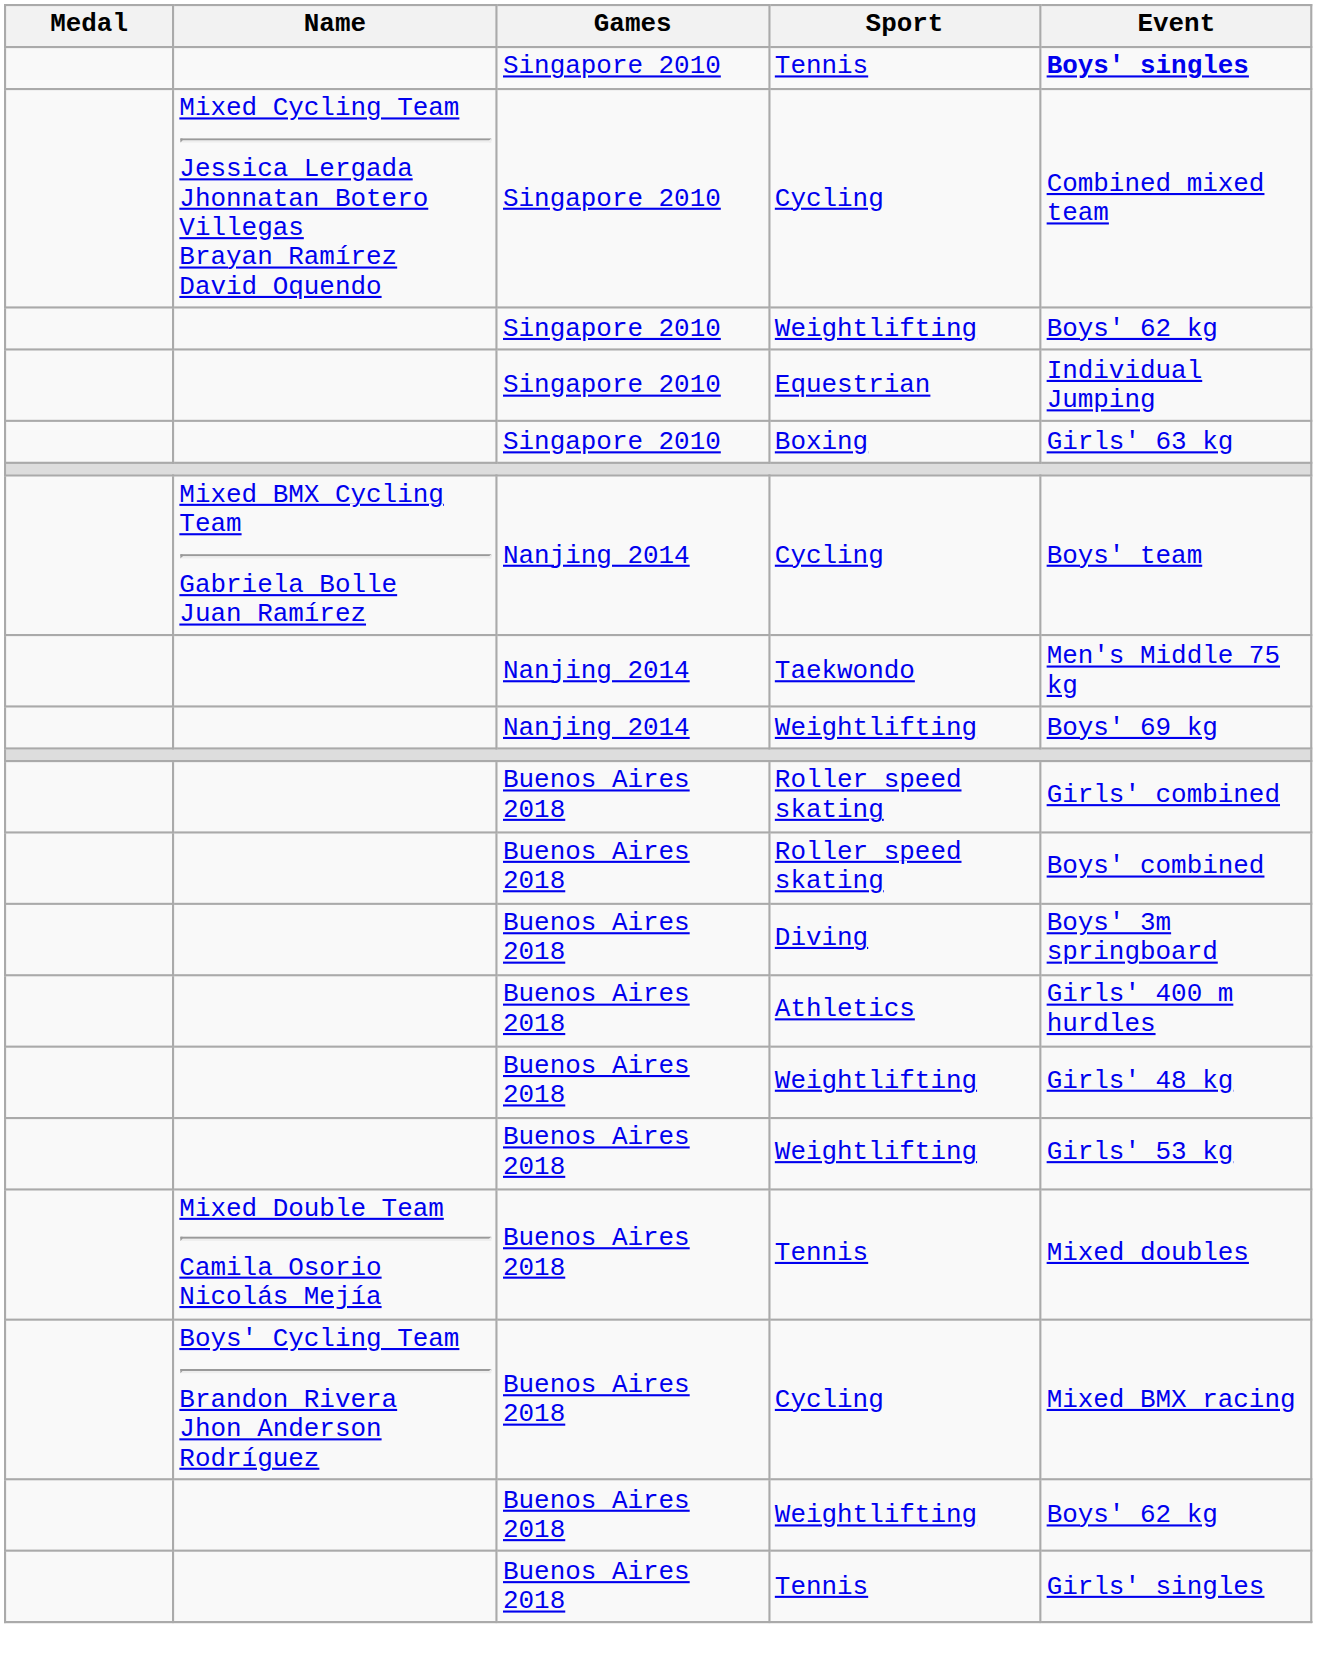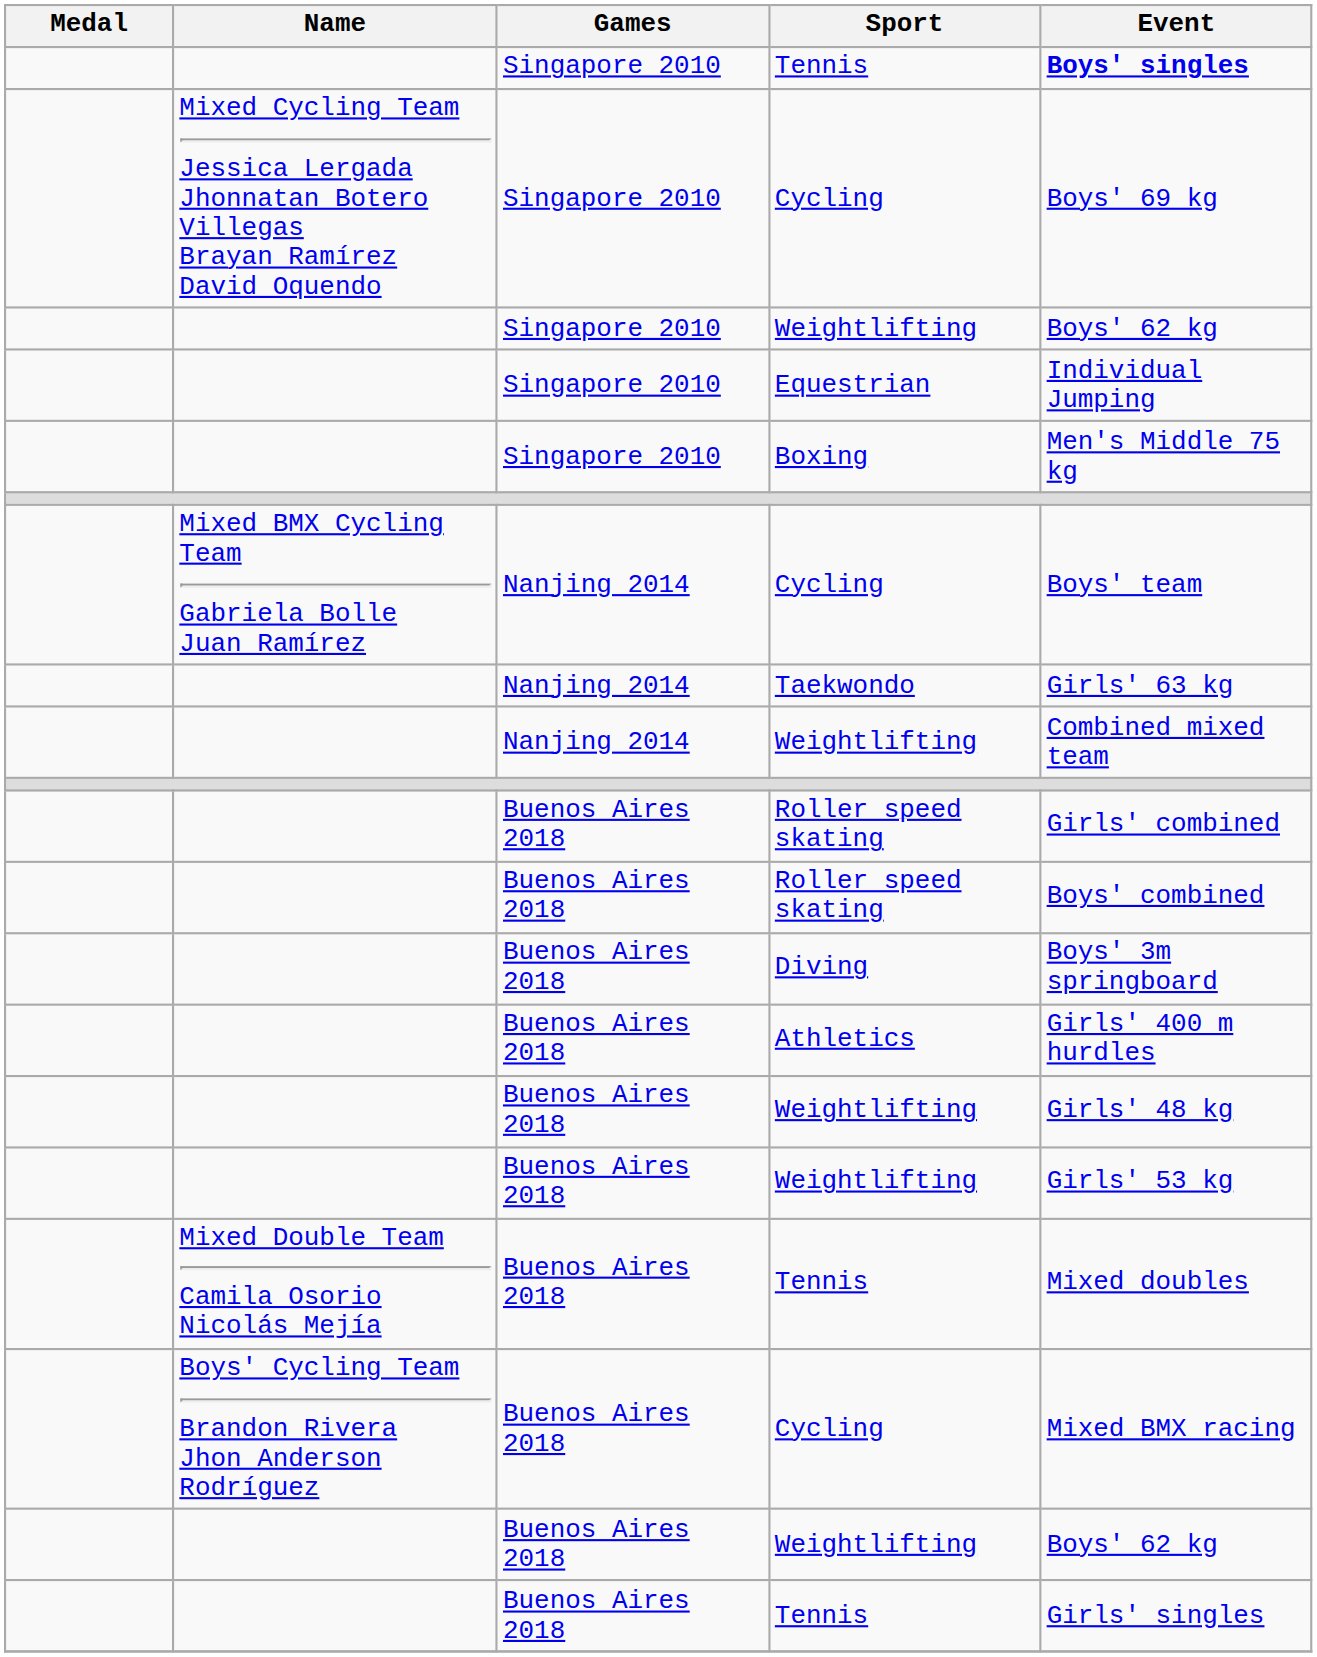(1156, 199) Combined mixed team -> (1132, 199) Boys' 69 kg
(1140, 442) Girls' 63 kg -> (1163, 457) Men's Middle 75 kg
(1163, 671) Men's Middle 75 kg -> (1140, 686) Girls' 63 kg
(1132, 728) Boys' 69 kg -> (1156, 743) Combined mixed team
